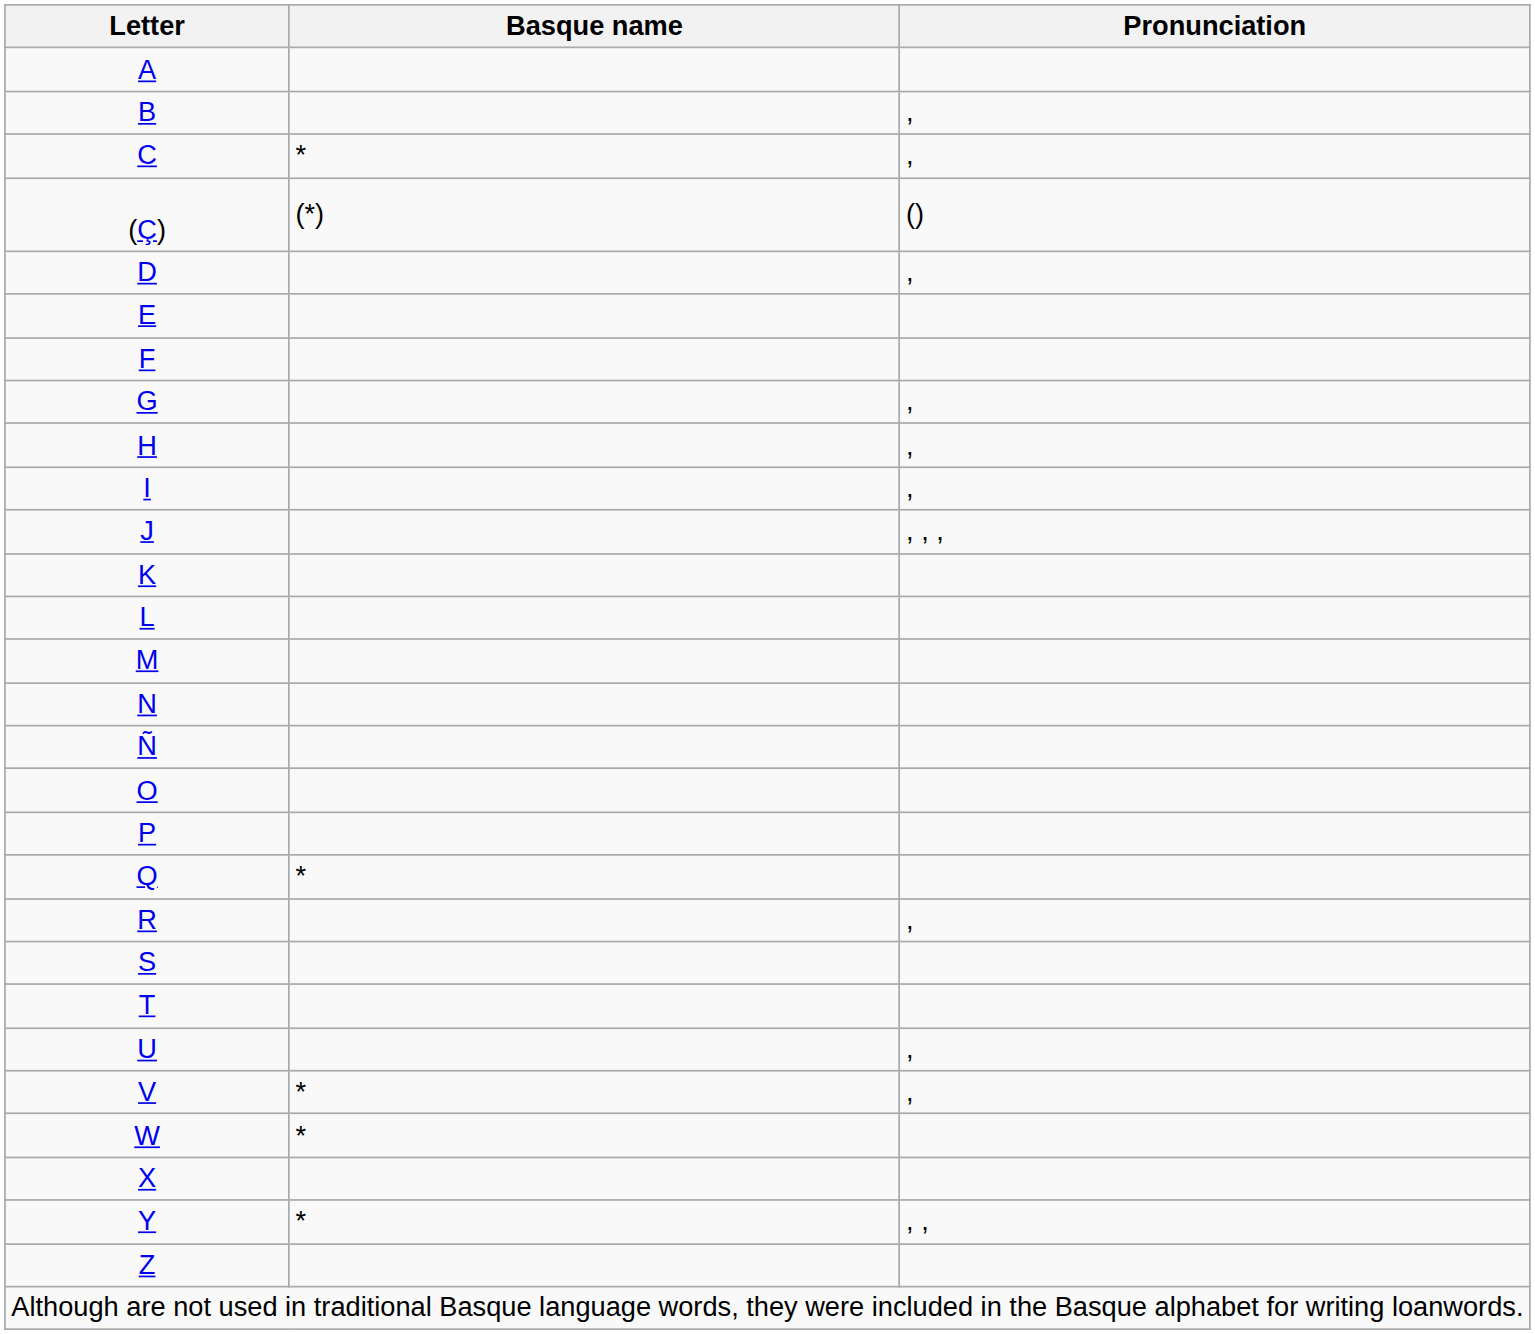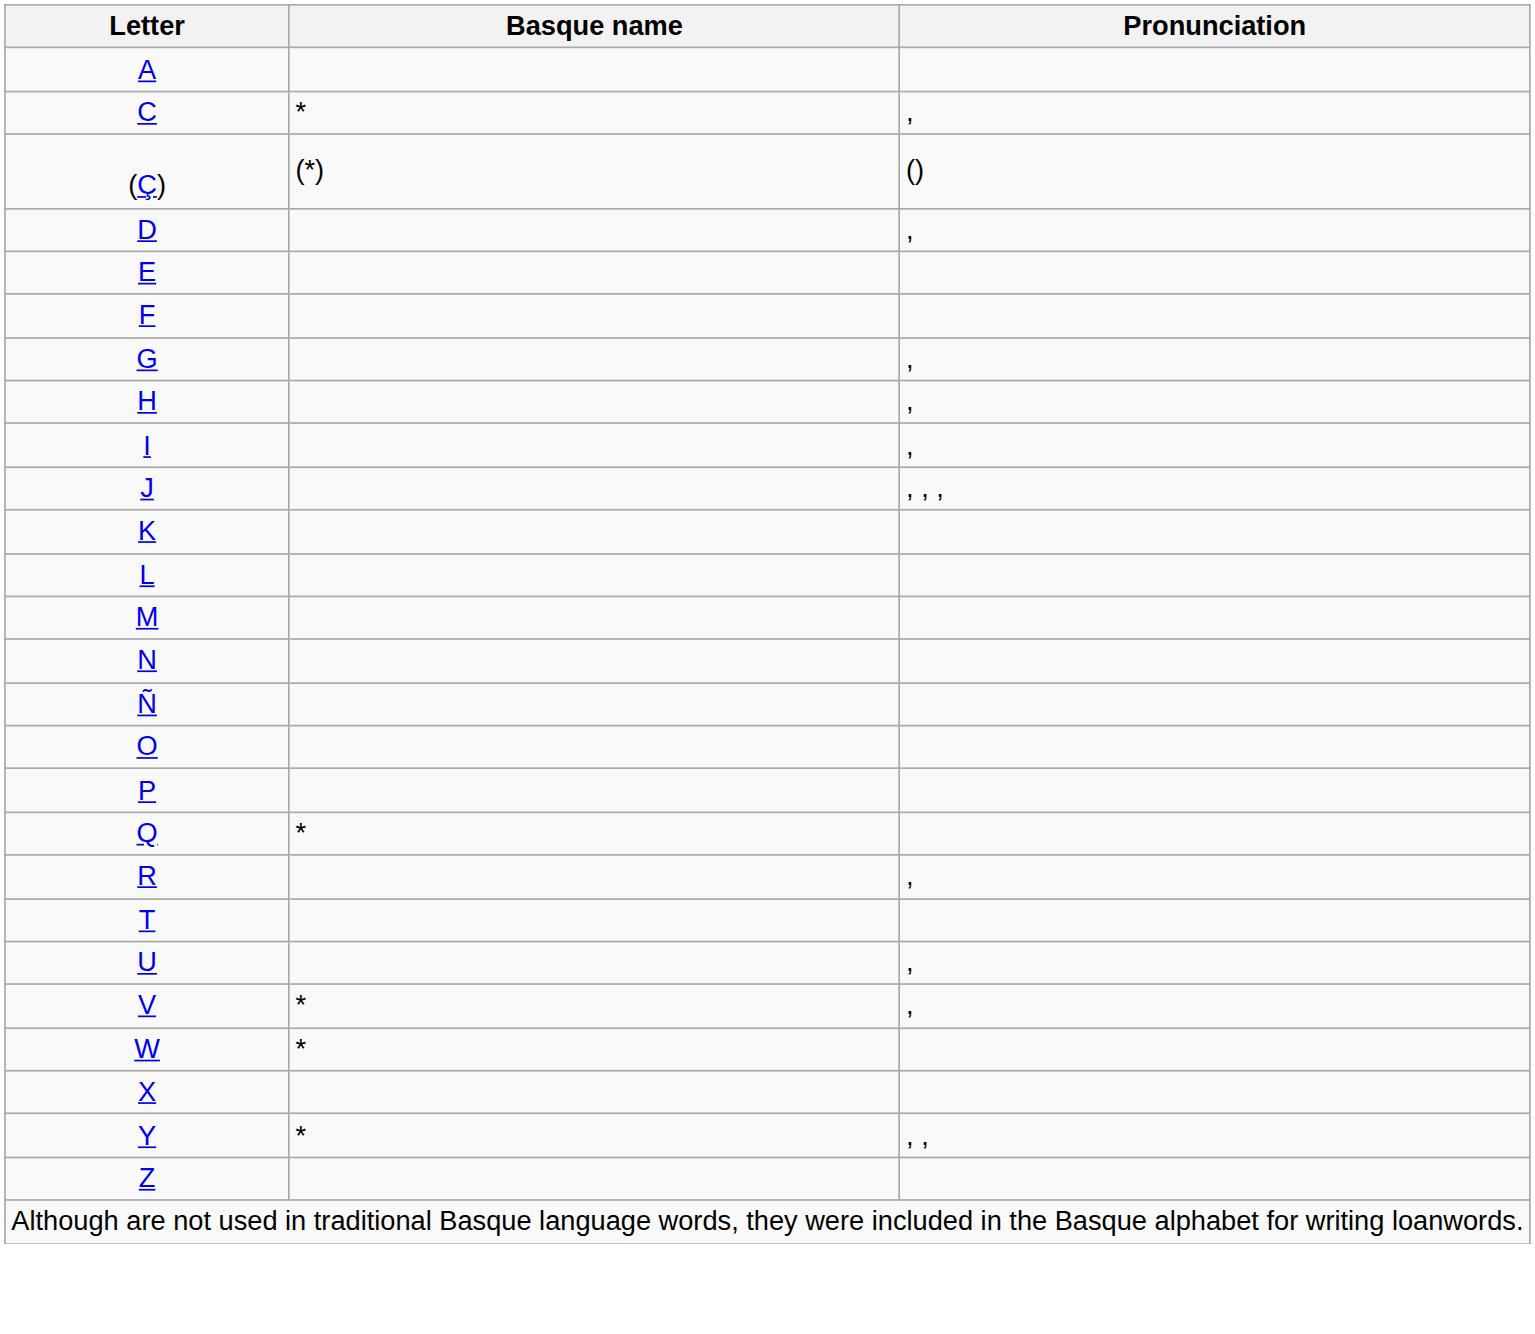- row: (147, 112)
- row: (147, 962)
